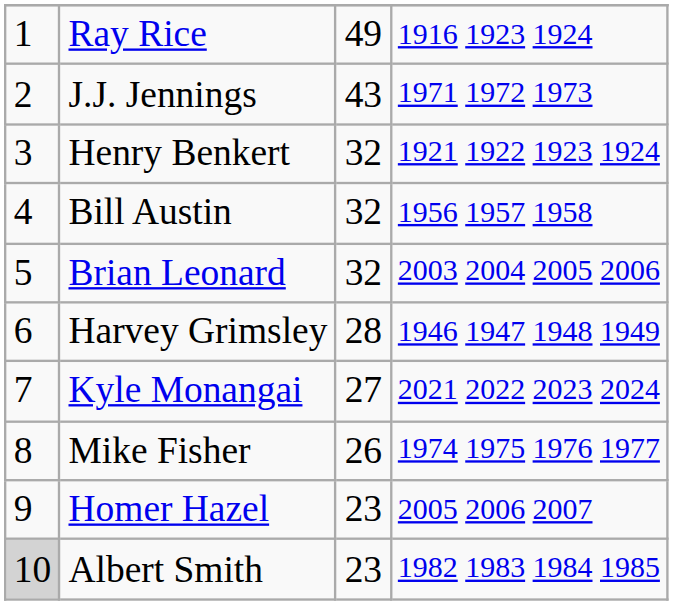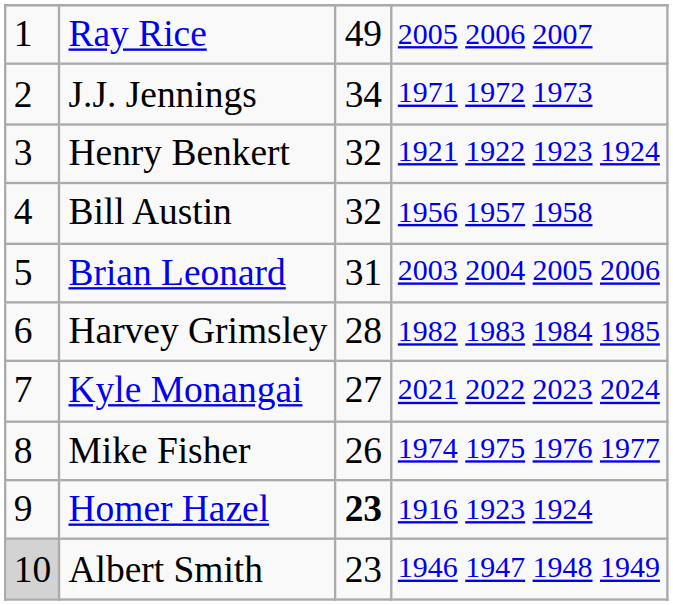(495, 34) 1916 1923 1924 -> (495, 34) 2005 2006 2007
(363, 93) 43 -> (363, 93) 34
(363, 271) 32 -> (363, 271) 31
(529, 331) 1946 1947 1948 1949 -> (529, 331) 1982 1983 1984 1985
(363, 509) normal -> (363, 509) bold
(495, 509) 2005 2006 2007 -> (495, 509) 1916 1923 1924
(529, 568) 1982 1983 1984 1985 -> (529, 568) 1946 1947 1948 1949
